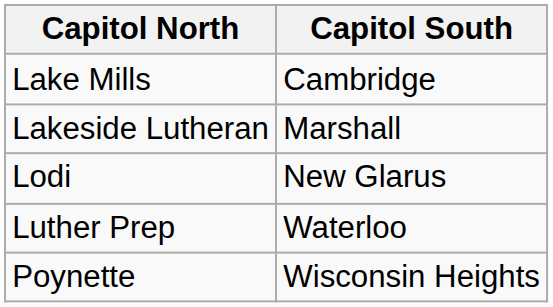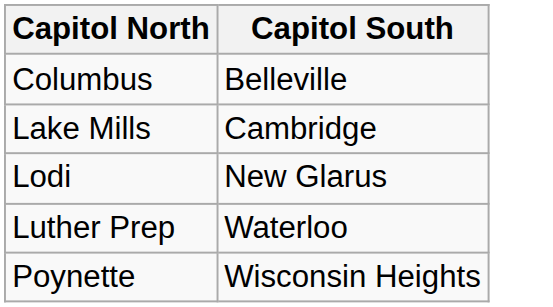+ row: (82, 78)
- row: (141, 128)
